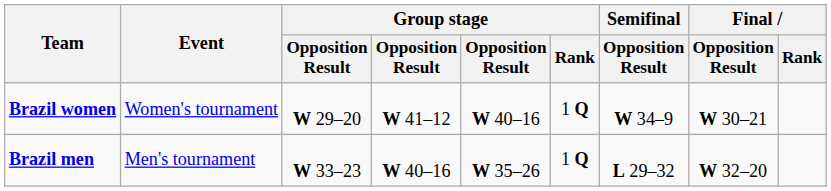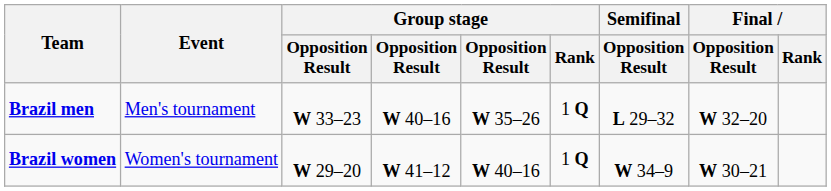rows swapped: (51, 160) <-> (63, 108)
